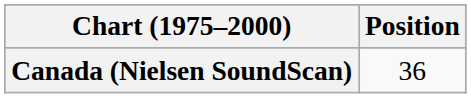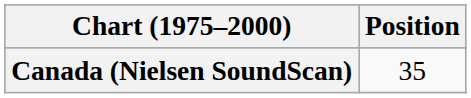(412, 69) 36 -> (412, 69) 35
